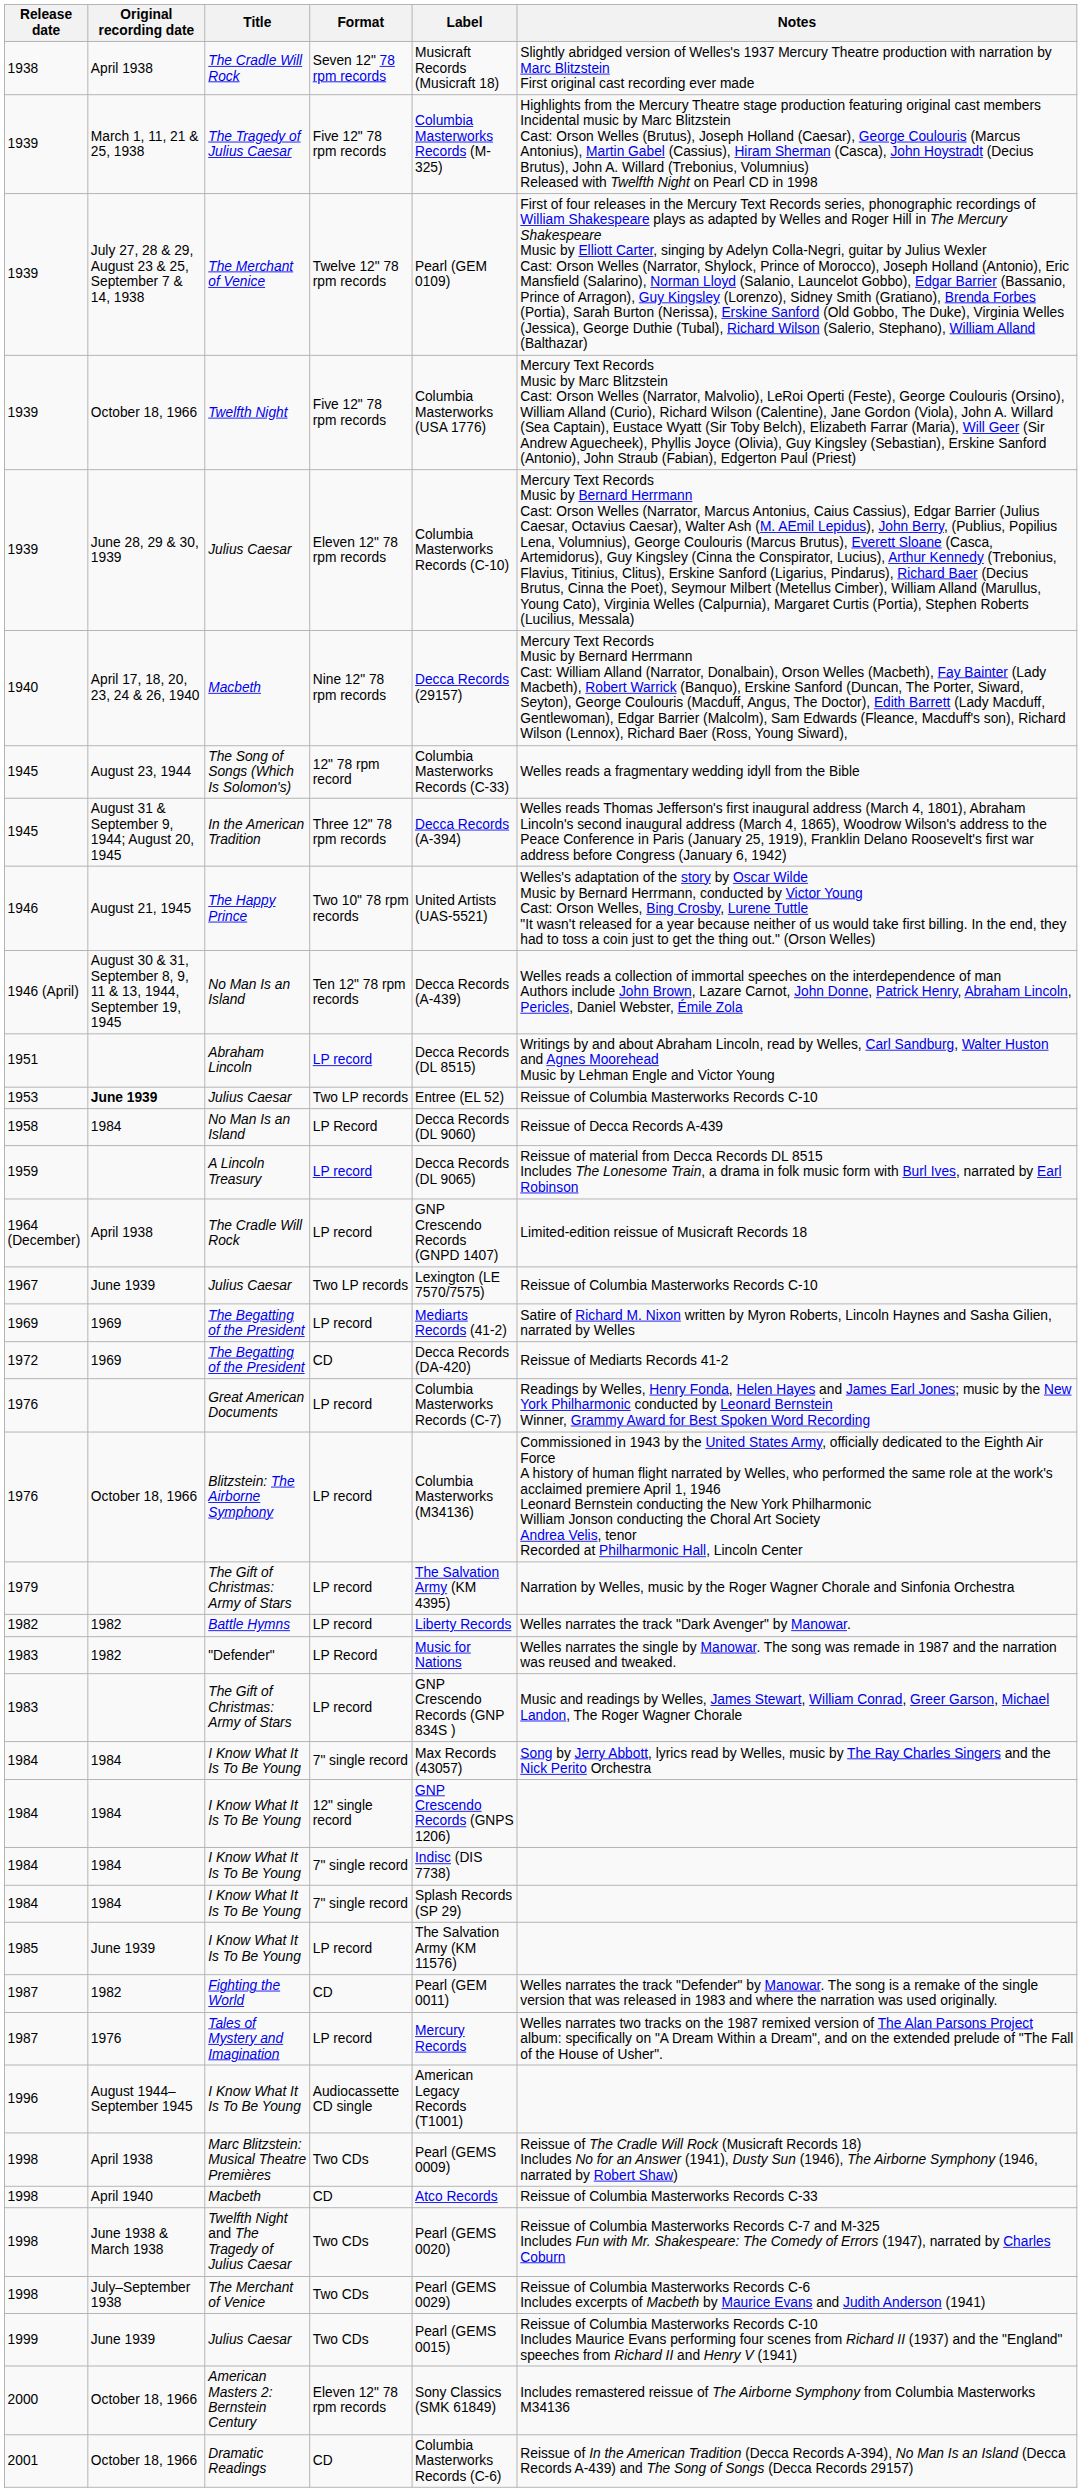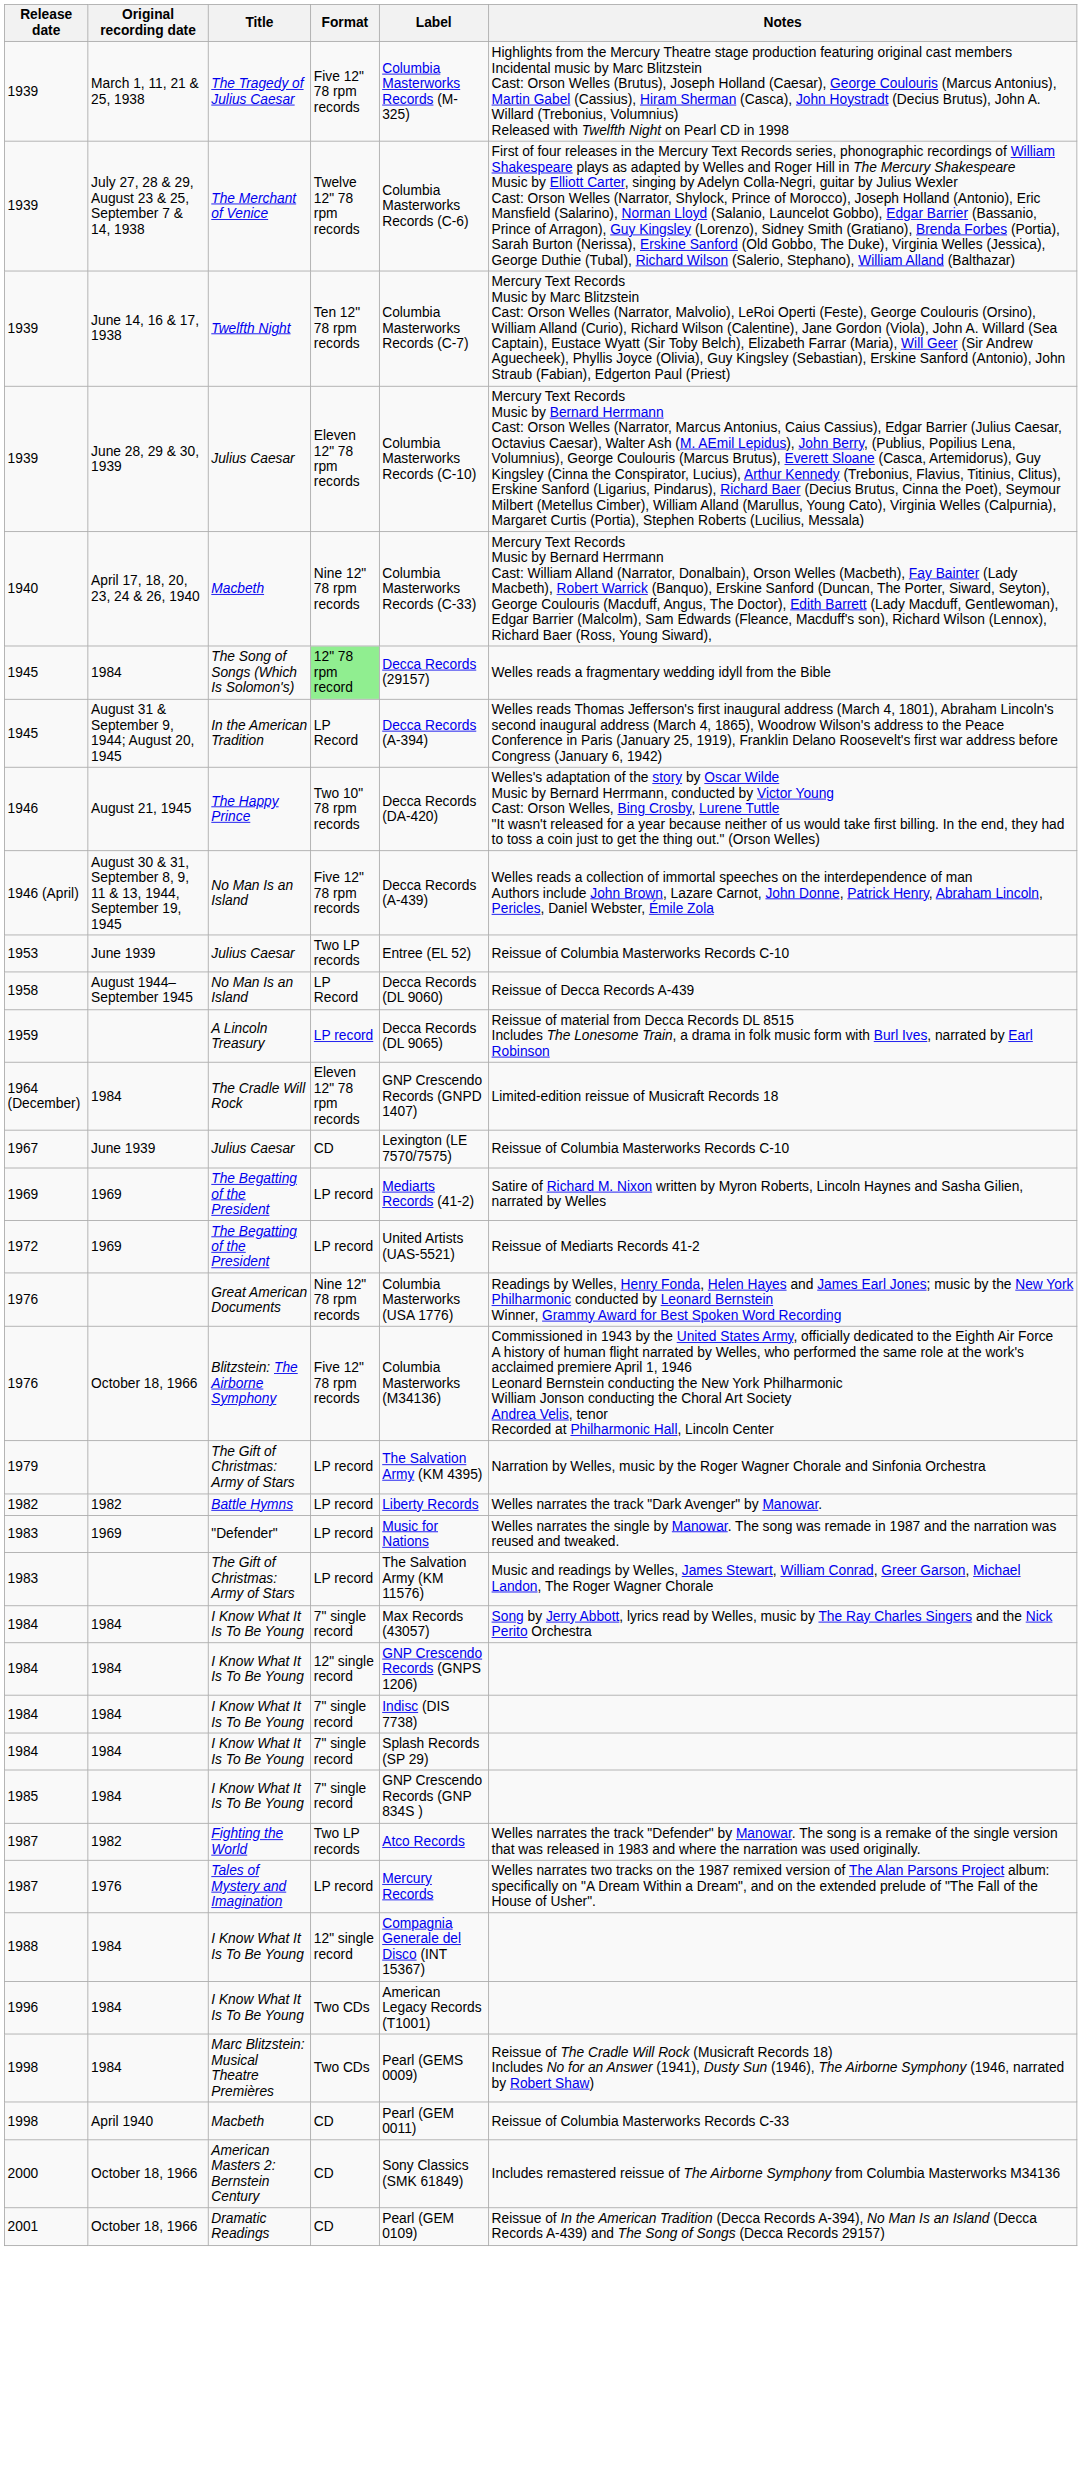- row: (23, 68)
(451, 274) Pearl (GEM 0109) -> (425, 206) Columbia Masterworks Records (C-6)
(144, 412) October 18, 1966 -> (145, 328) June 14, 16 & 17, 1938
(349, 412) Five 12" 78 rpm records -> (337, 328) Ten 12" 78 rpm records
(454, 412) Columbia Masterworks (USA 1776) -> (425, 328) Columbia Masterworks Records (C-7)
(462, 688) Decca Records (29157) -> (429, 588) Columbia Masterworks Records (C-33)
(141, 771) August 23, 1944 -> (106, 672) 1984
(346, 771) no background -> (334, 672) lightgreen background
(462, 771) Columbia Masterworks Records (C-33) -> (429, 672) Decca Records (29157)
(352, 832) Three 12" 78 rpm records -> (336, 733) LP Record
(456, 908) United Artists (UAS-5521) -> (429, 809) Decca Records (DA-420)
(359, 992) Ten 12" 78 rpm records -> (339, 892) Five 12" 78 rpm records
- row: (23, 1060)
(124, 1097) bold -> (123, 953) normal
(106, 1127) 1984 -> (142, 990) August 1944–September 1945
(122, 1232) April 1938 -> (106, 1096) 1984
(342, 1232) LP record -> (337, 1096) Eleven 12" 78 rpm records
(360, 1285) Two LP records -> (324, 1149) CD
(323, 1360) CD -> (344, 1246) LP record
(462, 1360) Decca Records (DA-420) -> (423, 1246) United Artists (UAS-5521)
(342, 1405) LP record -> (340, 1299) Nine 12" 78 rpm records
(458, 1405) Columbia Masterworks Records (C-7) -> (421, 1299) Columbia Masterworks (USA 1776)
(342, 1496) LP record -> (339, 1383) Five 12" 78 rpm records
(106, 1655) 1982 -> (106, 1534) 1969
(345, 1655) LP Record -> (344, 1534) LP record
(460, 1707) GNP Crescendo Records (GNP 834S ) -> (424, 1579) The Salvation Army (KM 11576)
(123, 1948) June 1939 -> (106, 1796) 1984
(342, 1948) LP record -> (340, 1796) 7" single record
(457, 1948) The Salvation Army (KM 11576) -> (432, 1796) GNP Crescendo Records (GNP 834S )
(323, 1993) CD -> (337, 1841) Two LP records
(451, 1993) Pearl (GEM 0011) -> (423, 1841) Atco Records
+ row: (23, 1947)
(142, 2099) August 1944–September 1945 -> (106, 2007) 1984
(356, 2099) Audiocassette CD single -> (342, 2007) Two CDs
(122, 2159) April 1938 -> (106, 2068) 1984
(456, 2197) Atco Records -> (418, 2121) Pearl (GEM 0011)
- row: (23, 2242)
- row: (23, 2294)
- row: (23, 2339)
(355, 2400) Eleven 12" 78 rpm records -> (324, 2173) CD
(458, 2460) Columbia Masterworks Records (C-6) -> (418, 2226) Pearl (GEM 0109)
